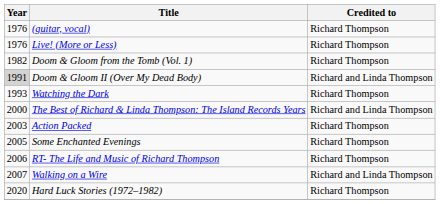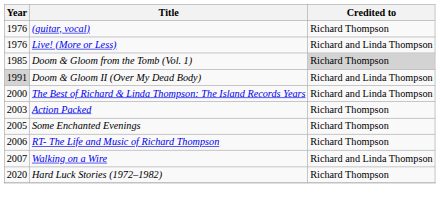(350, 45) Richard Thompson -> (371, 45) Richard and Linda Thompson
(17, 61) 1982 -> (17, 61) 1985
(350, 61) no background -> (350, 61) lightgrey background
- row: (70, 93)
